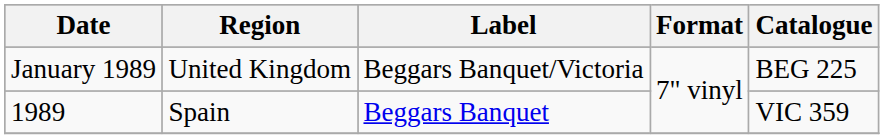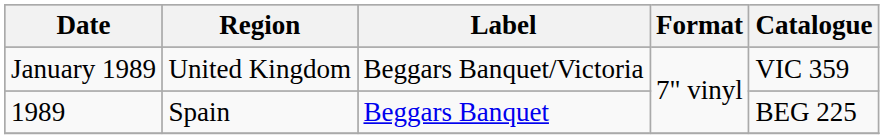(806, 68) BEG 225 -> (802, 68) VIC 359
(802, 111) VIC 359 -> (806, 111) BEG 225
